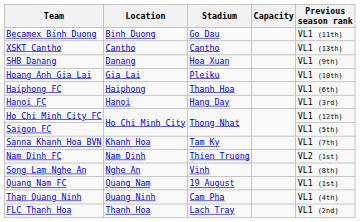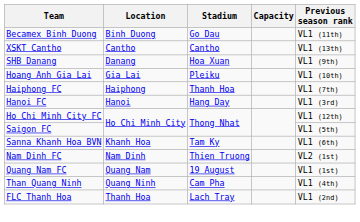(318, 88) VL1 (6th) -> (318, 88) VL1 (7th)
(318, 143) VL1 (7th) -> (318, 143) VL1 (6th)
- row: (46, 170)
